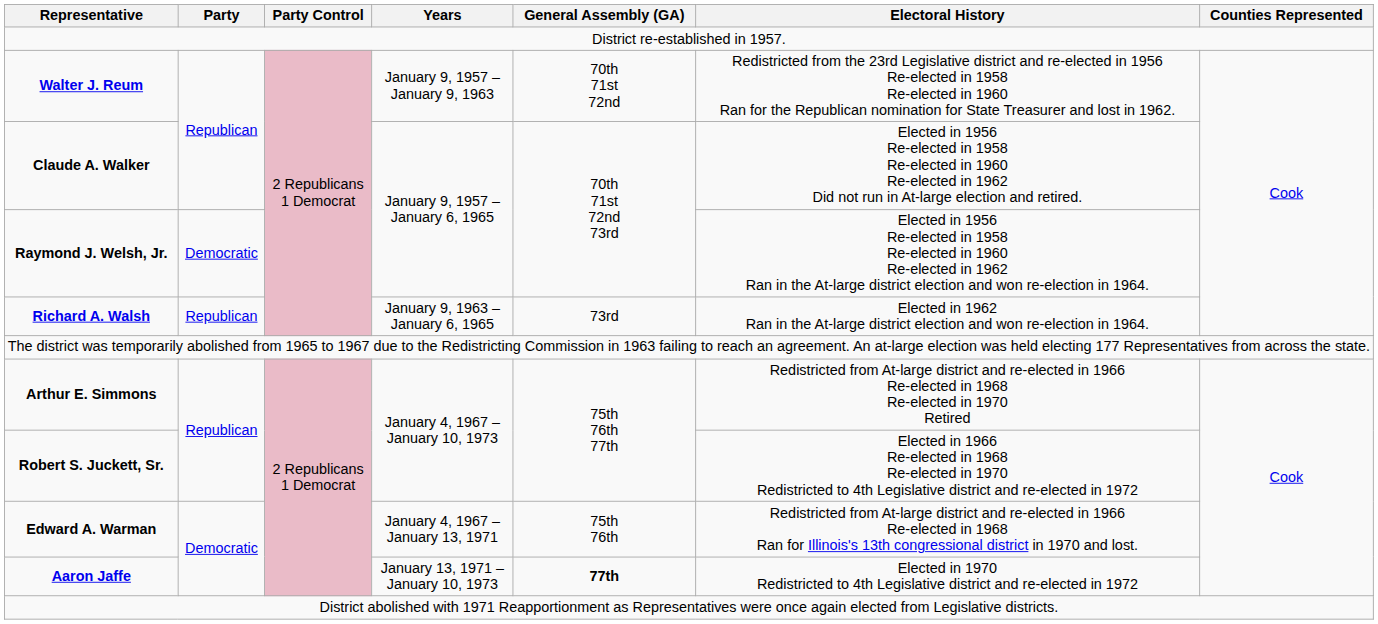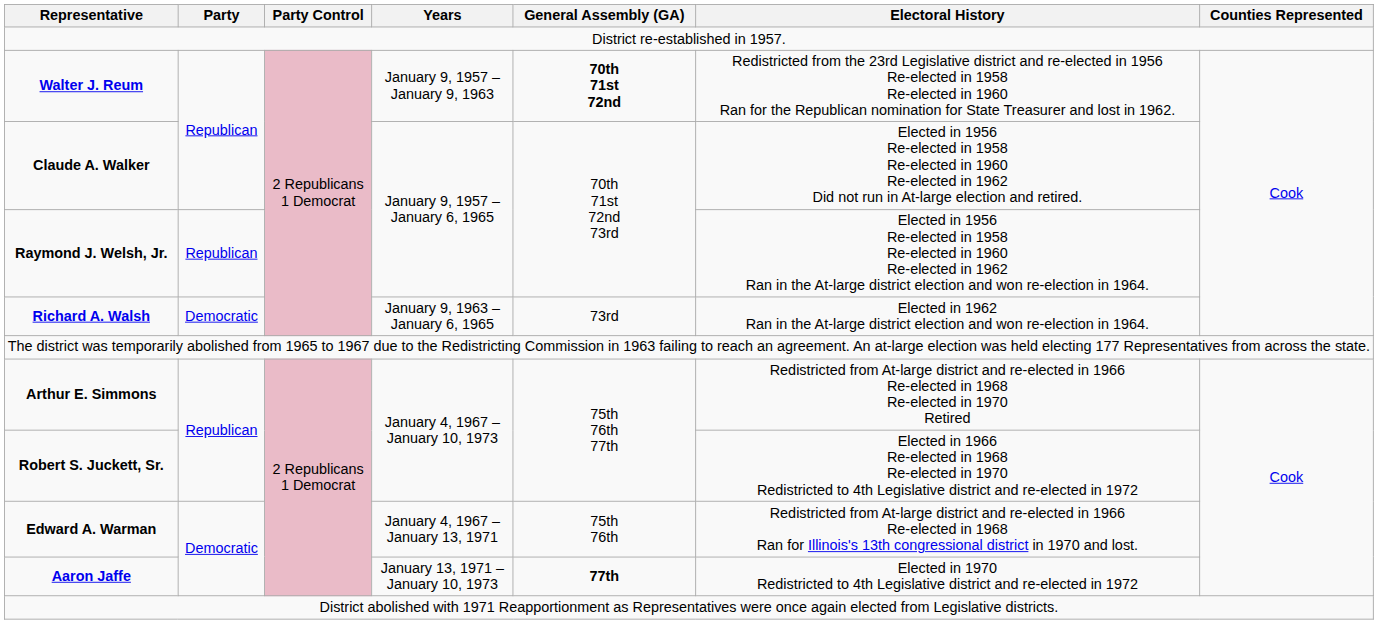(604, 85) normal -> (604, 85) bold
(221, 253) Democratic -> (221, 253) Republican
(221, 316) Republican -> (221, 316) Democratic
